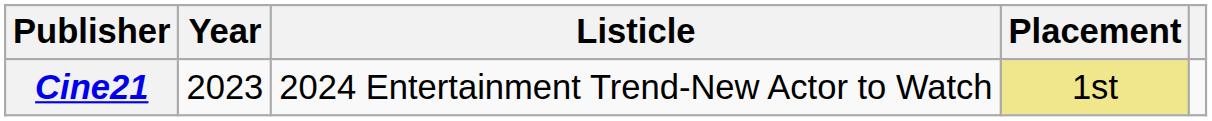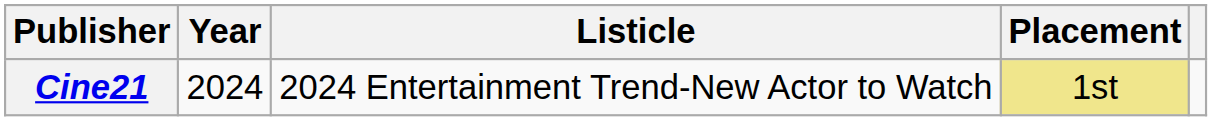(225, 86) 2023 -> (225, 86) 2024
